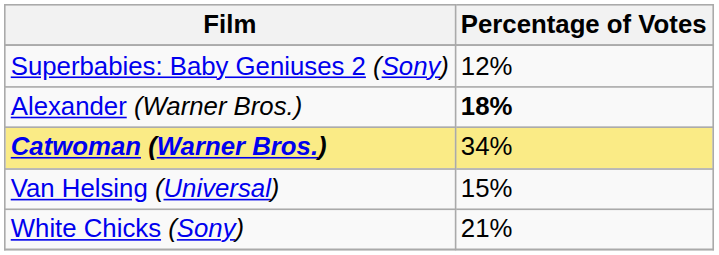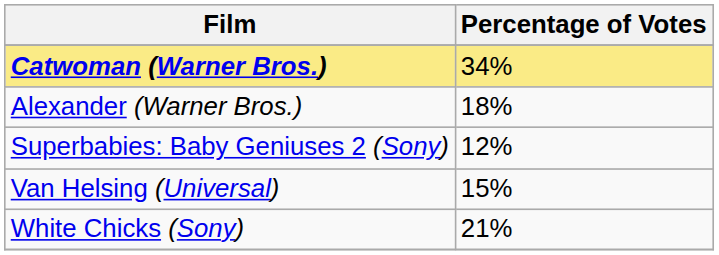rows swapped: (169, 147) <-> (230, 65)
(487, 106) bold -> (487, 106) normal
